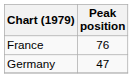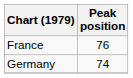(103, 63) 47 -> (103, 63) 74
